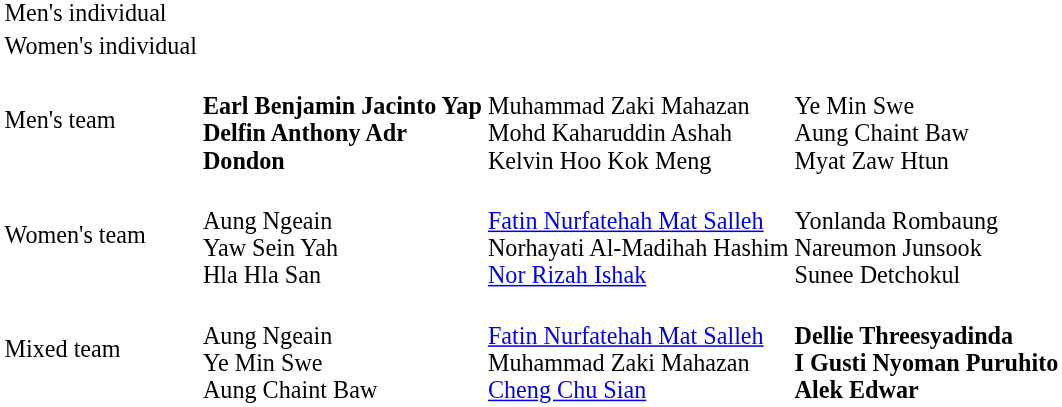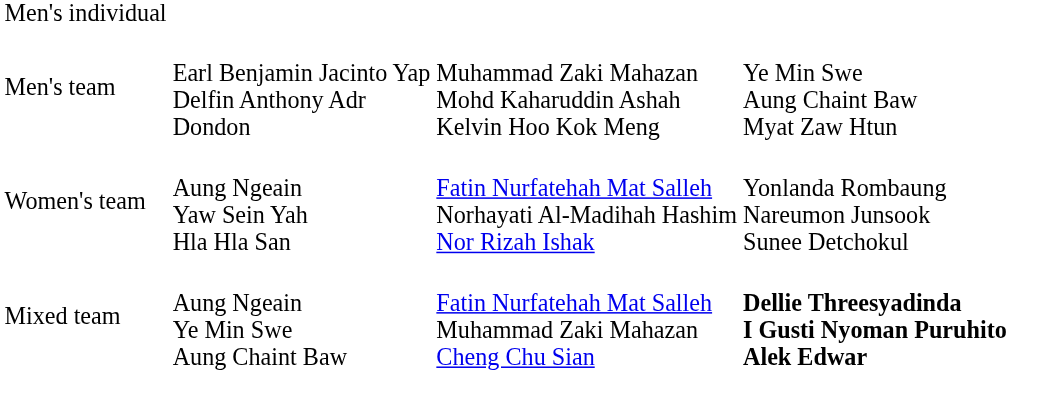- row: (101, 46)
(342, 133) bold -> (301, 100) normal
